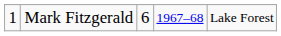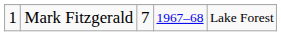(145, 17) 6 -> (145, 17) 7
